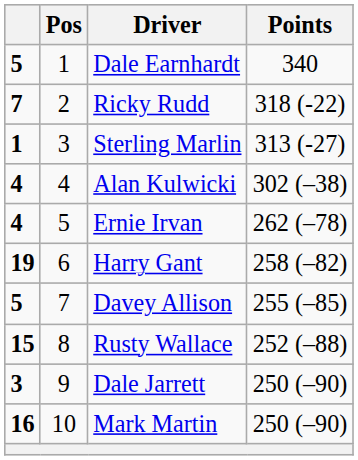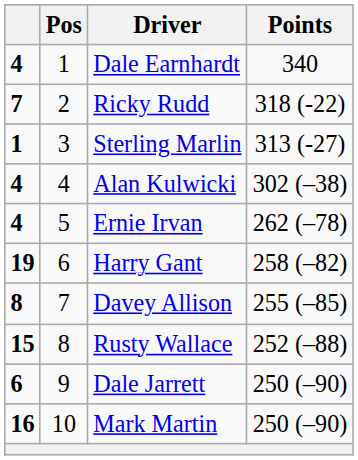(16, 64) 5 -> (16, 64) 4
(16, 303) 5 -> (16, 303) 8
(16, 383) 3 -> (16, 383) 6
